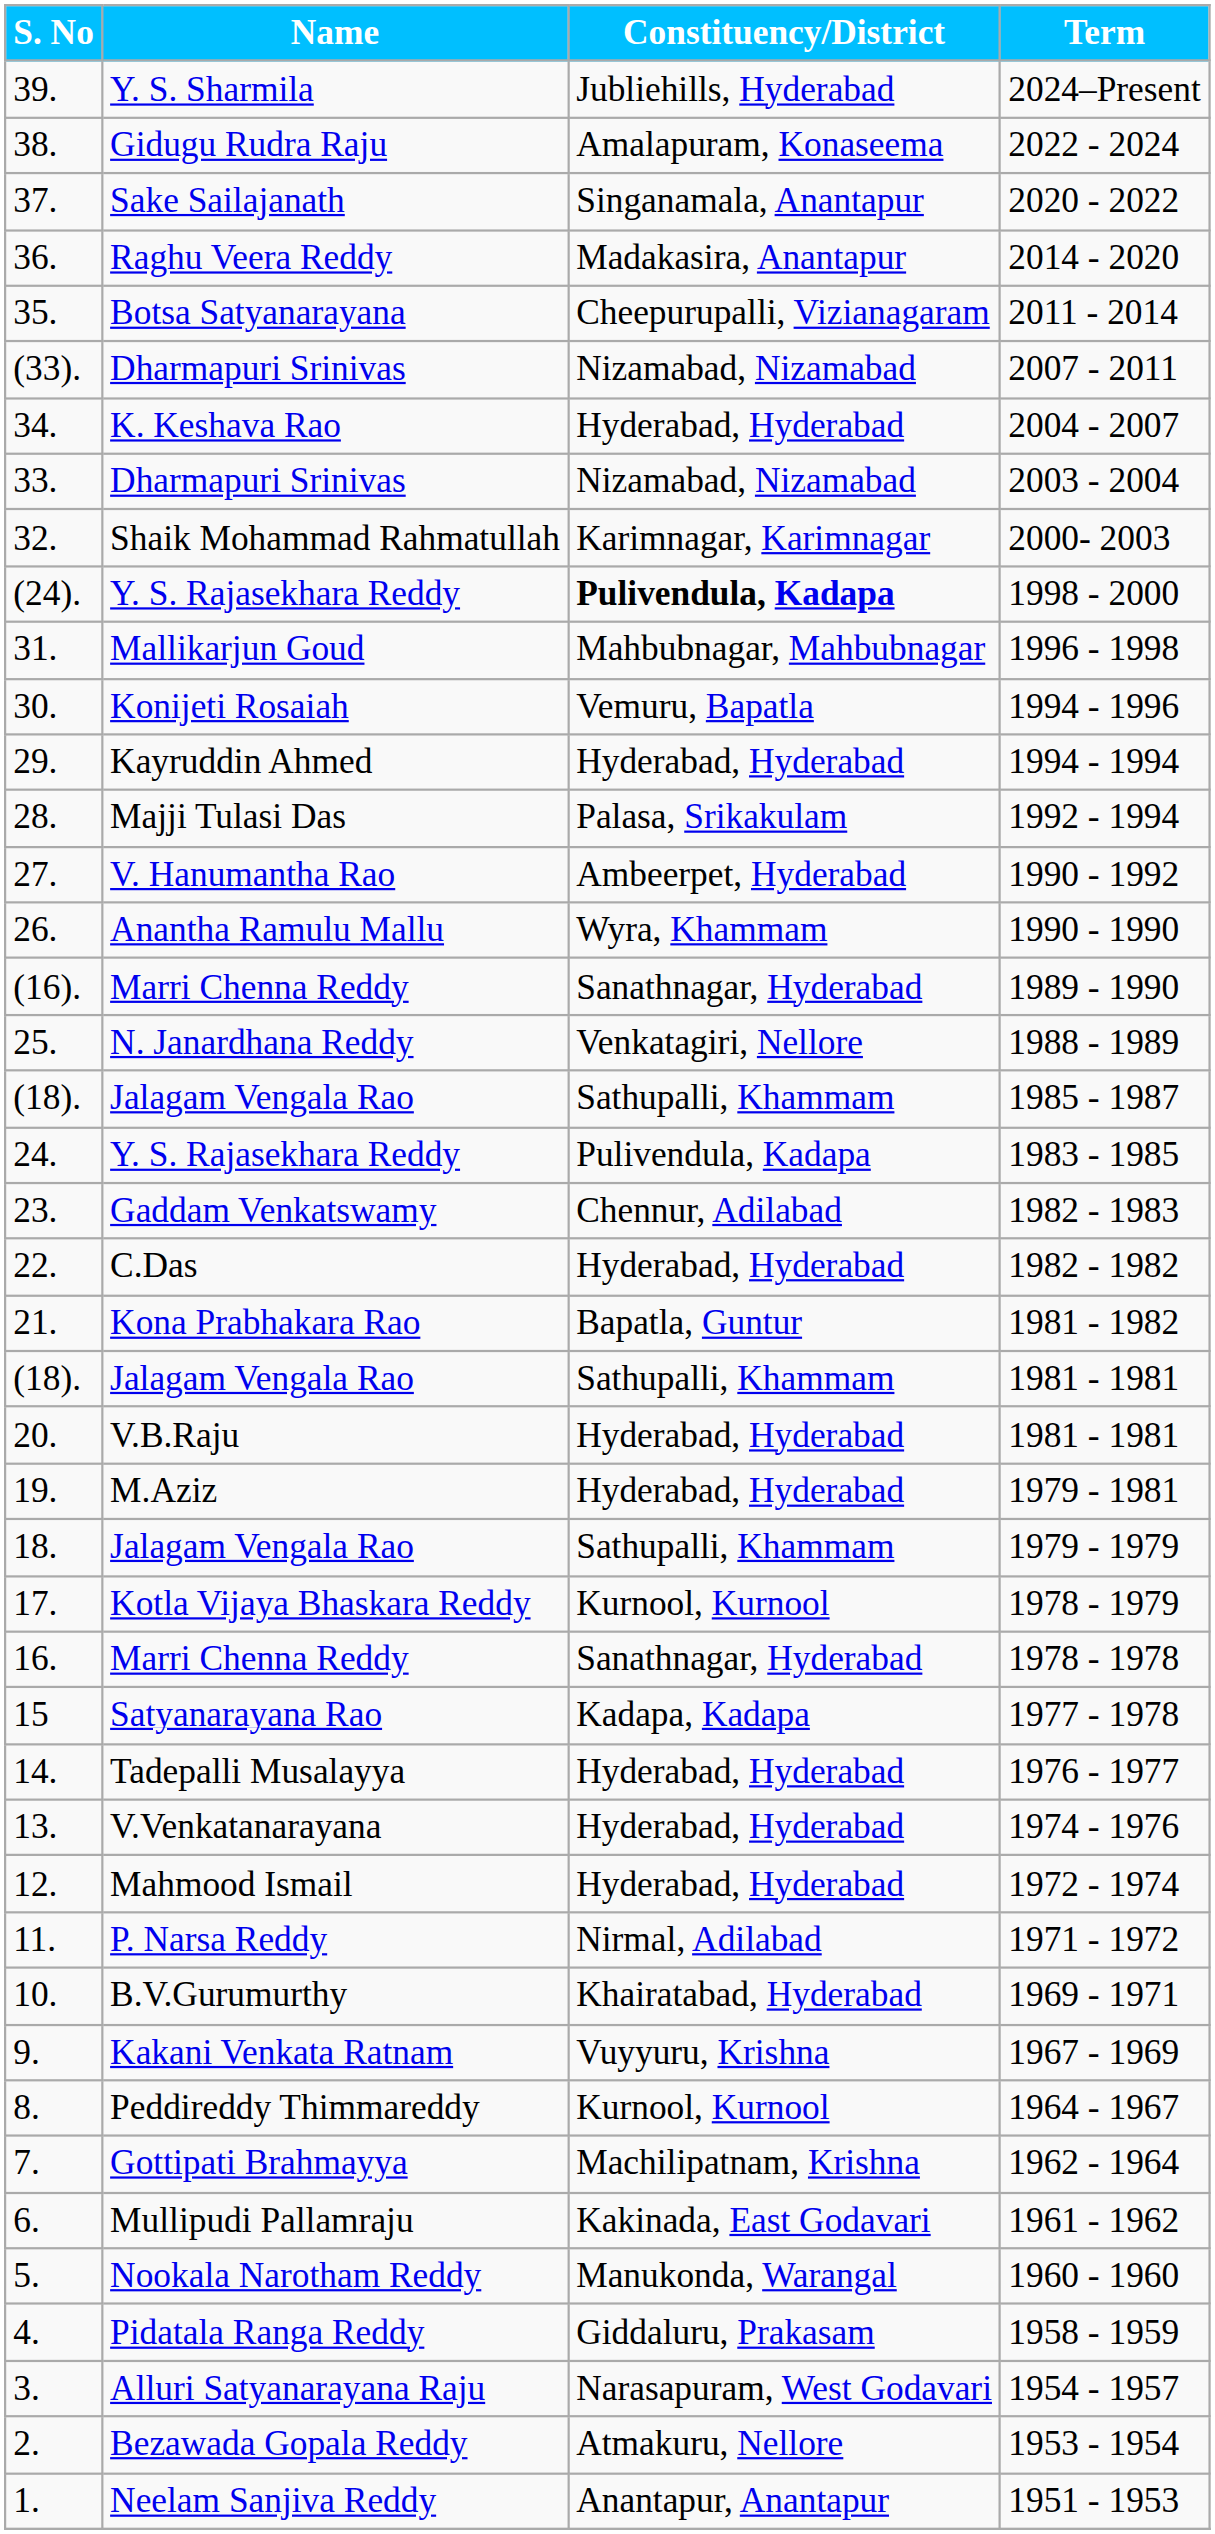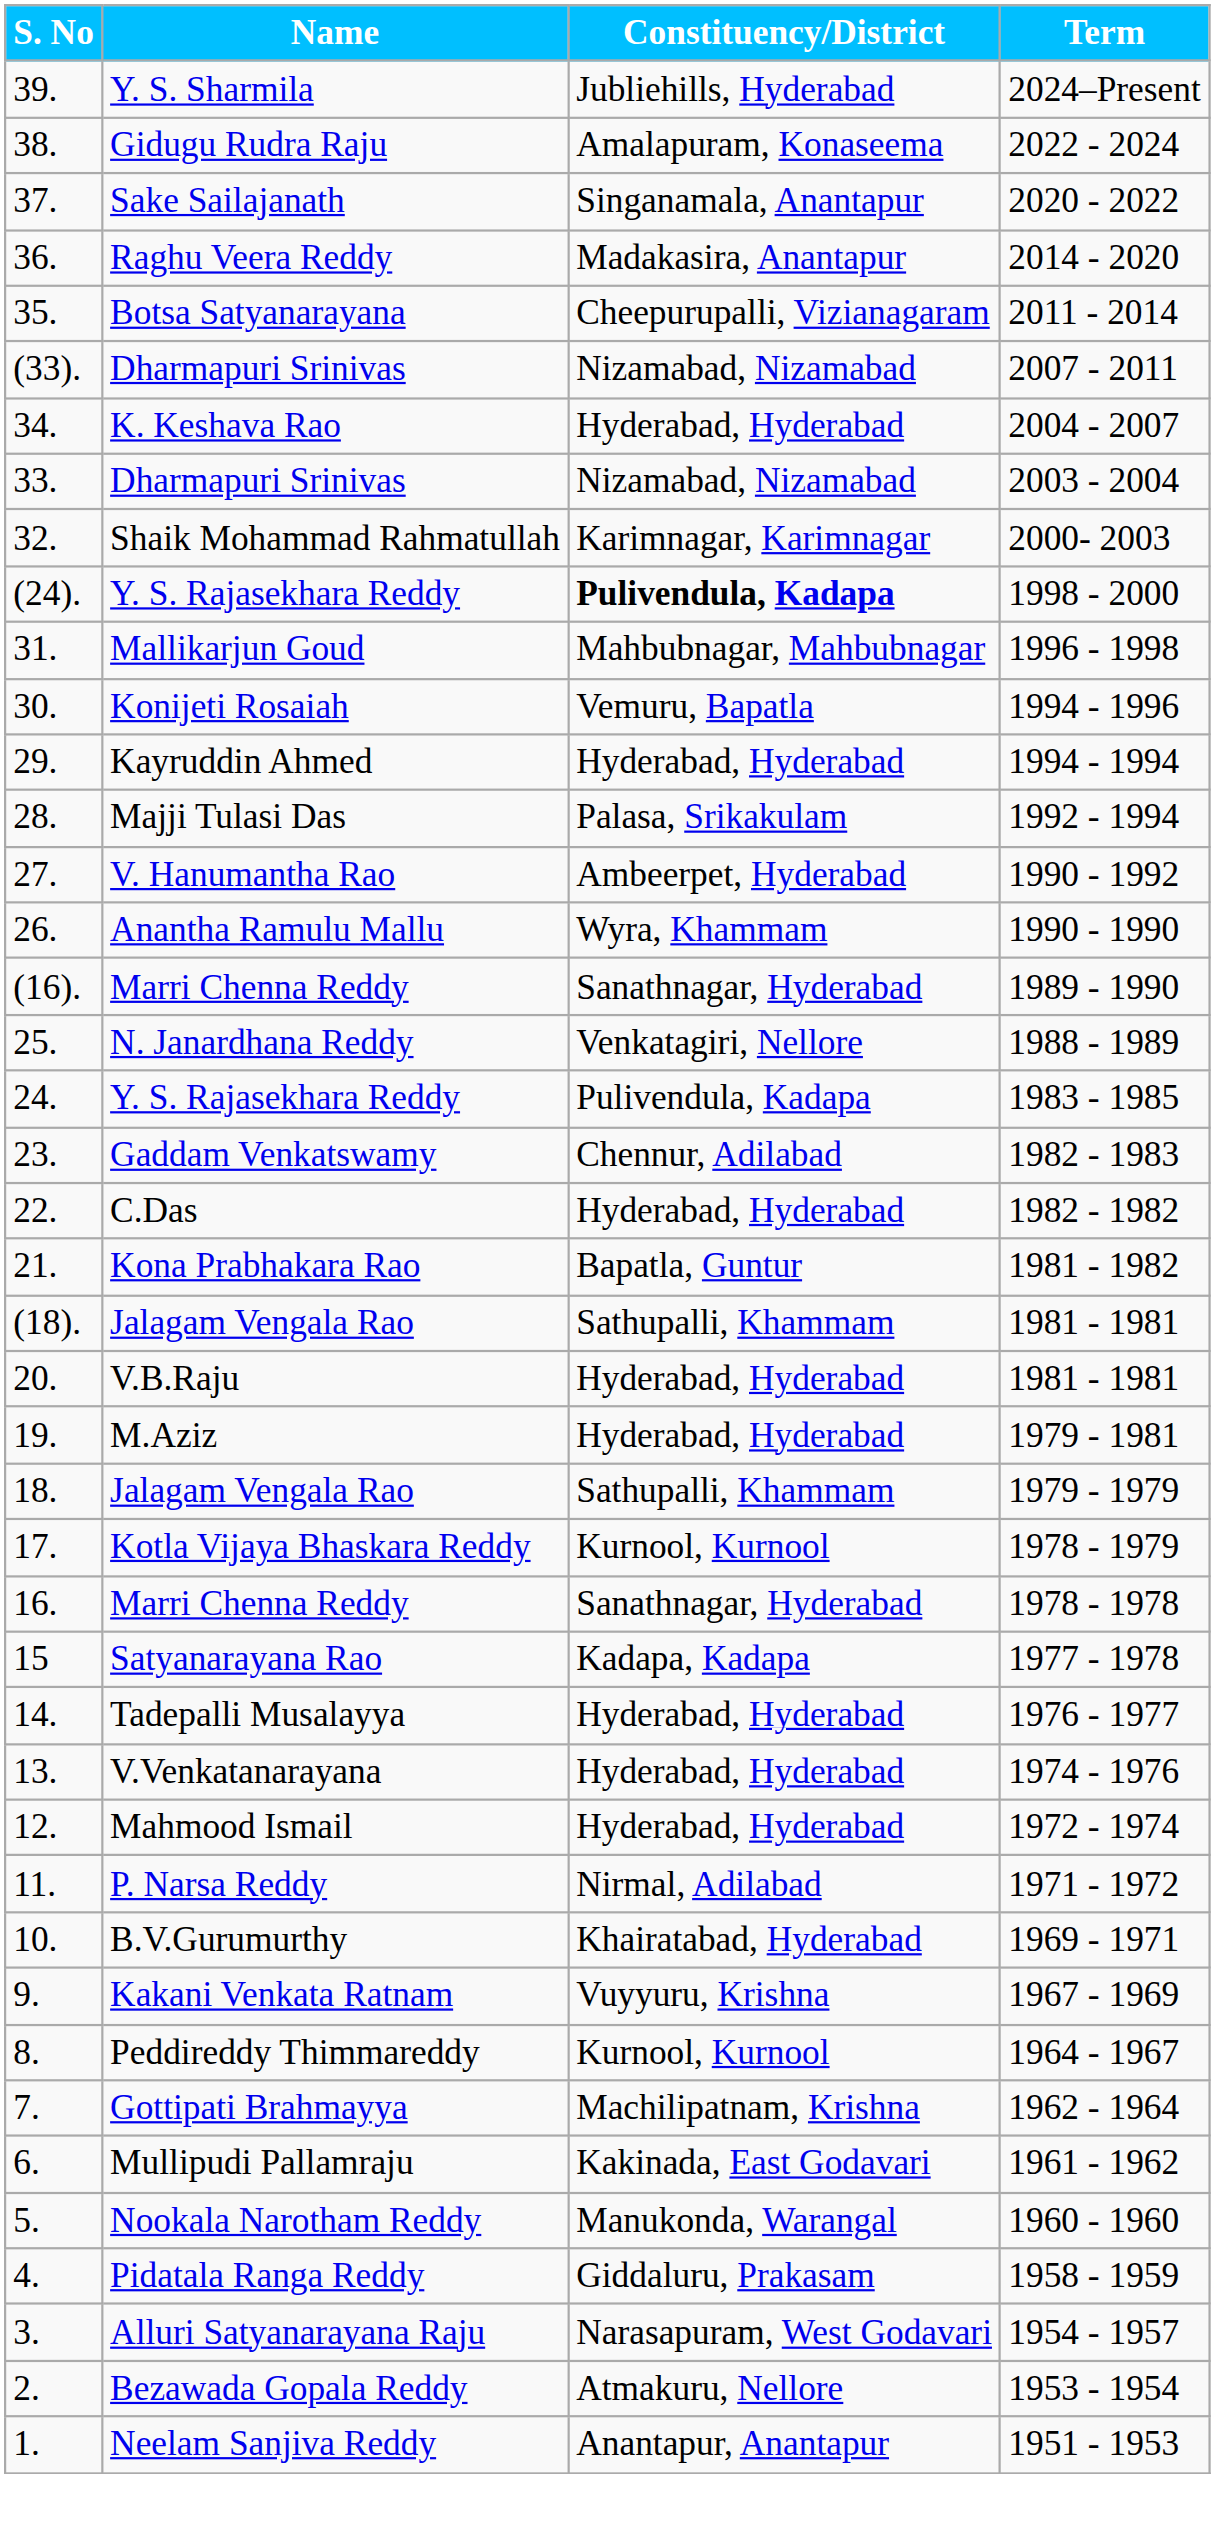- row: (47, 1098)
